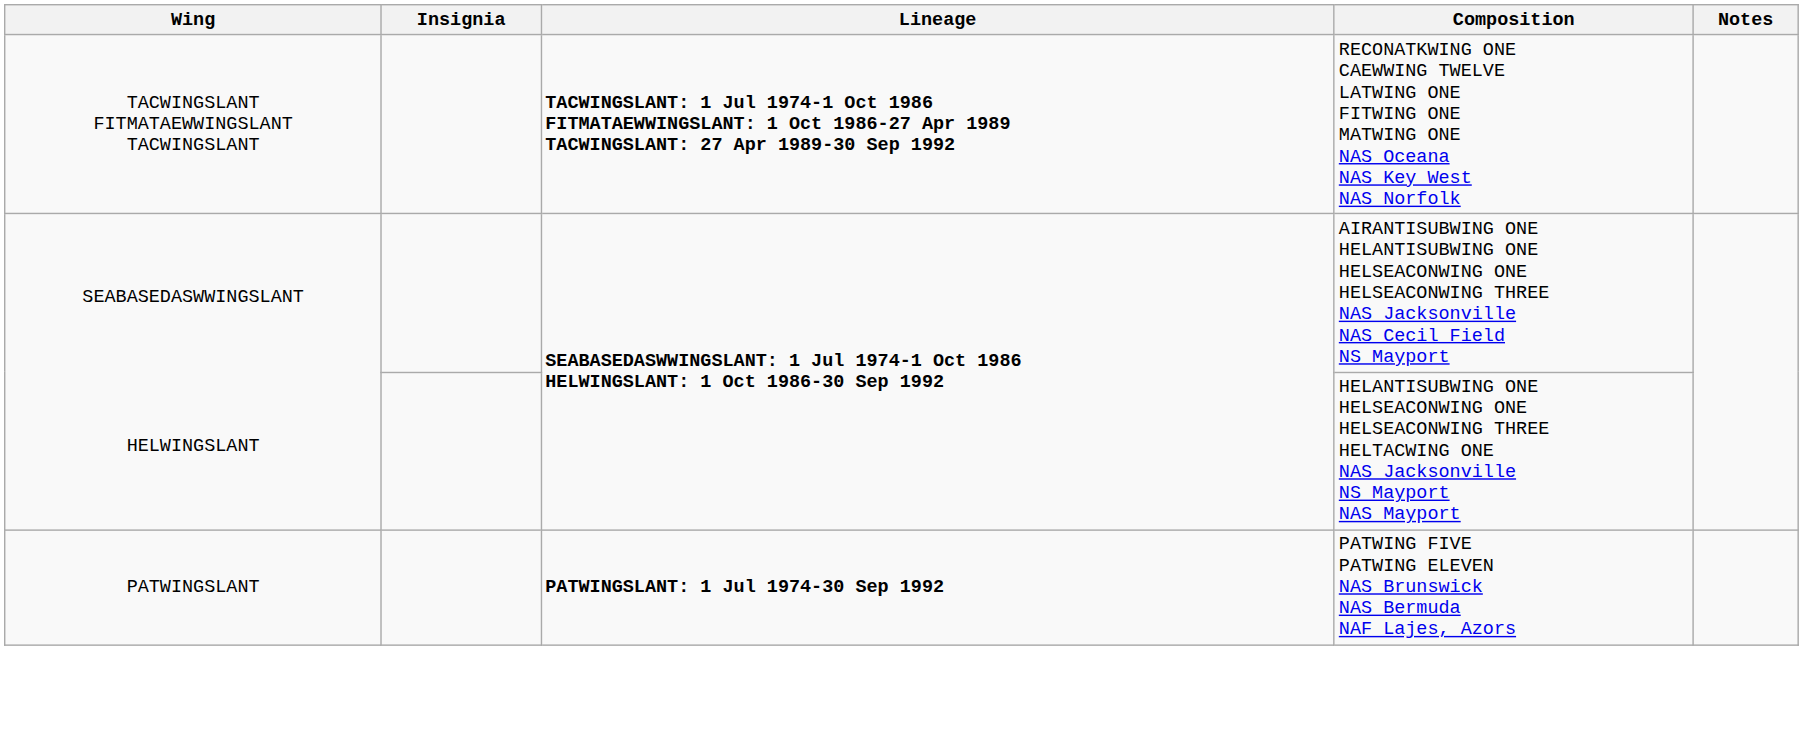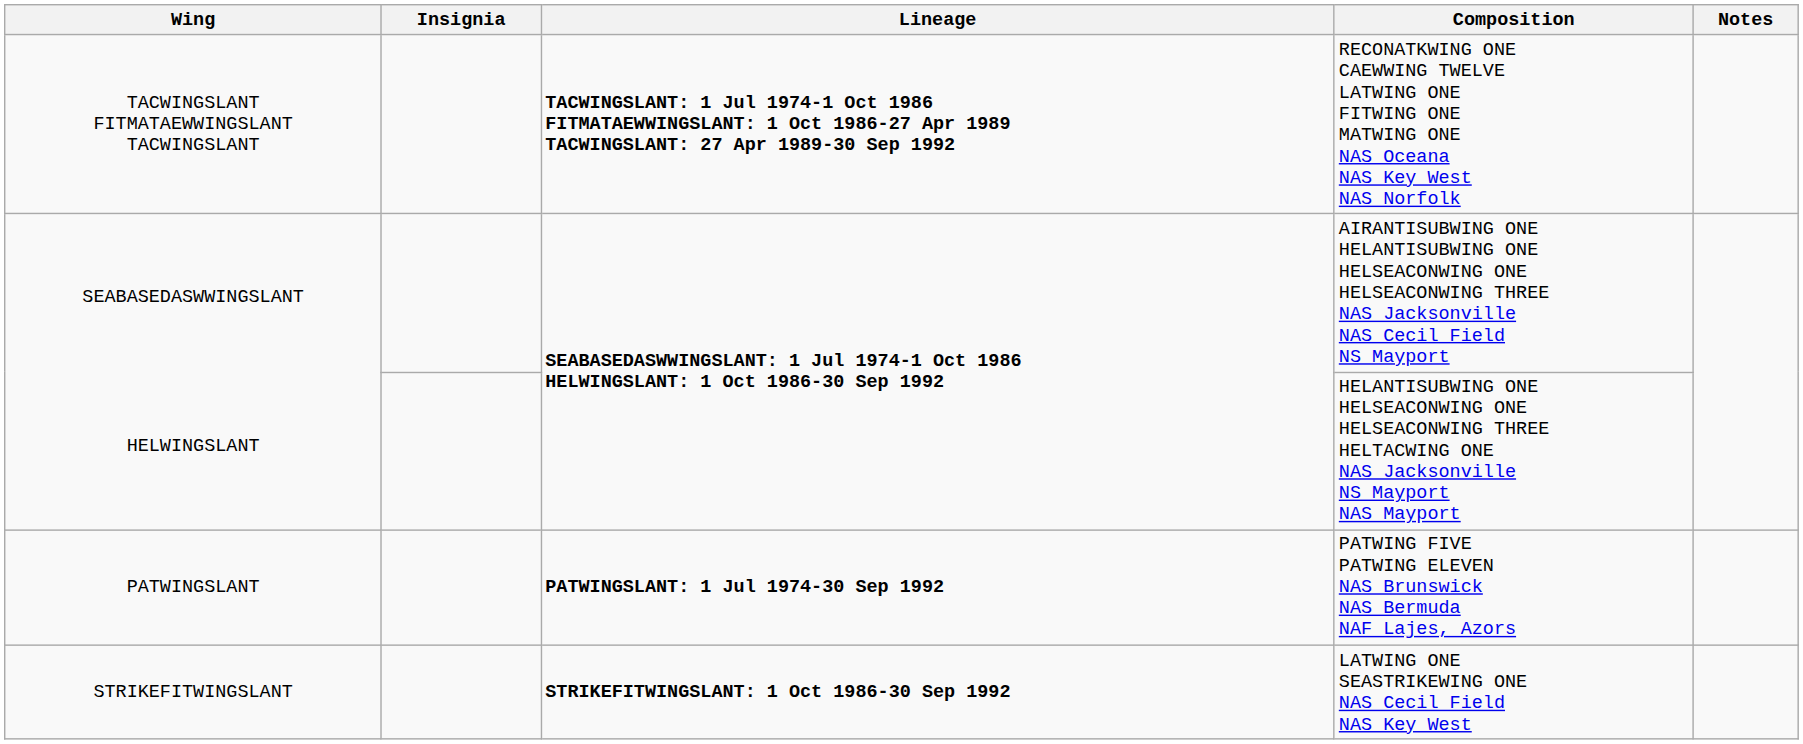+ row: (1433, 692)
